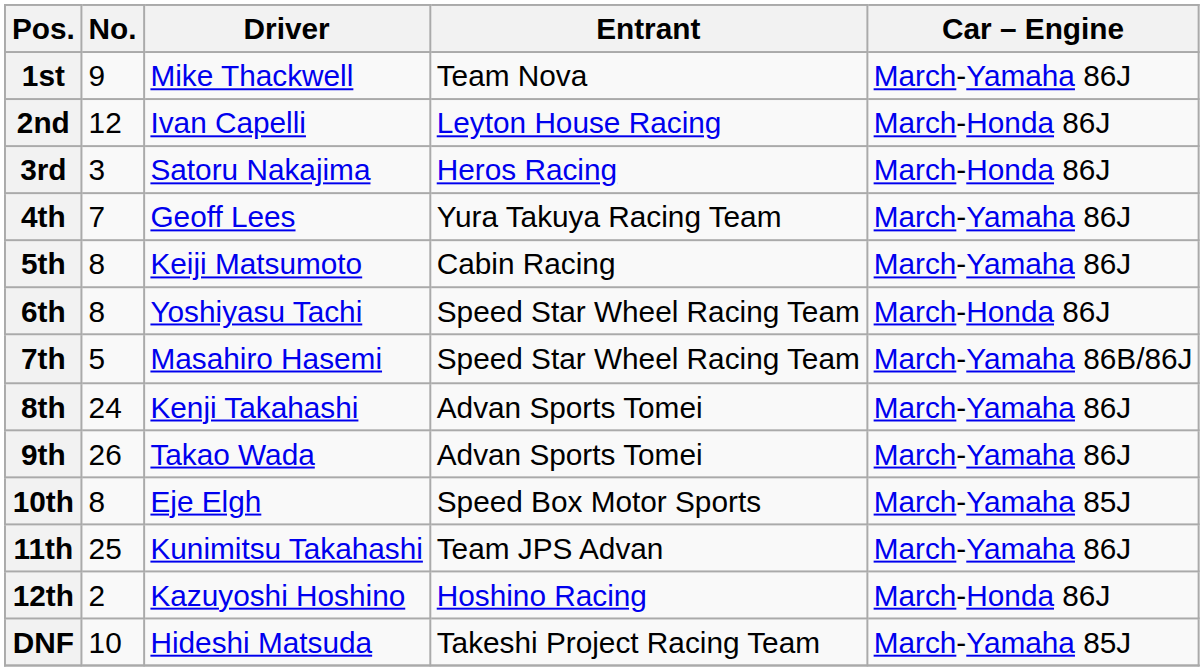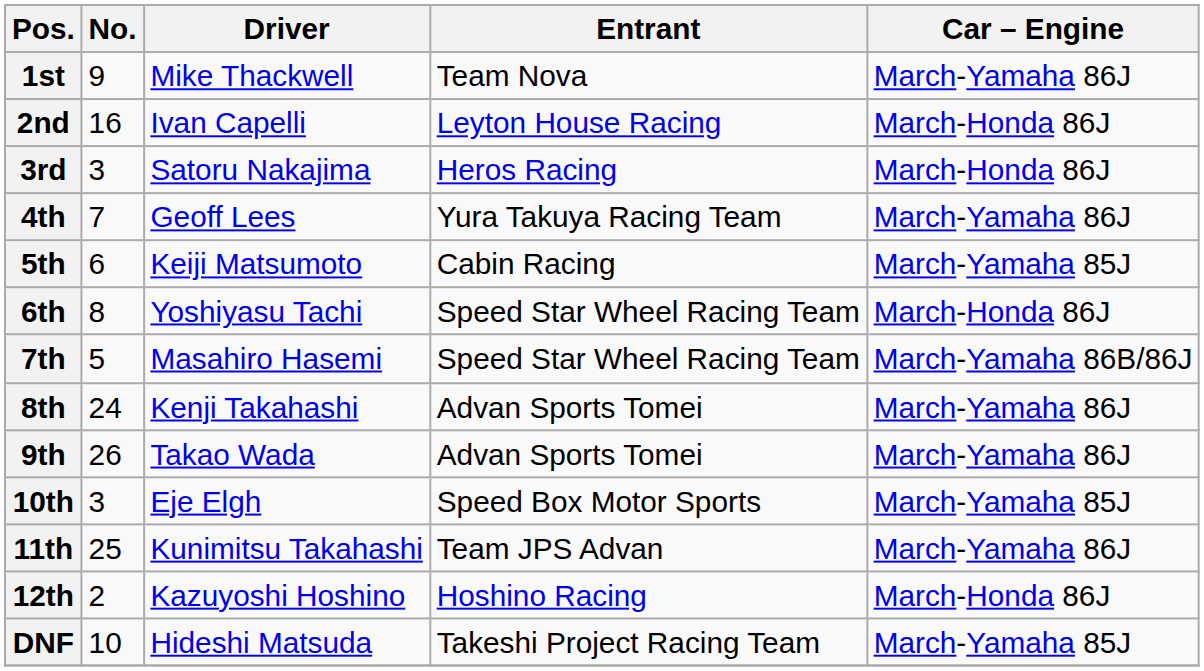(105, 123) 12 -> (105, 123) 16
(97, 265) 8 -> (97, 265) 6
(1002, 265) March-Yamaha 86J -> (1002, 265) March-Yamaha 85J
(97, 500) 8 -> (97, 500) 3
